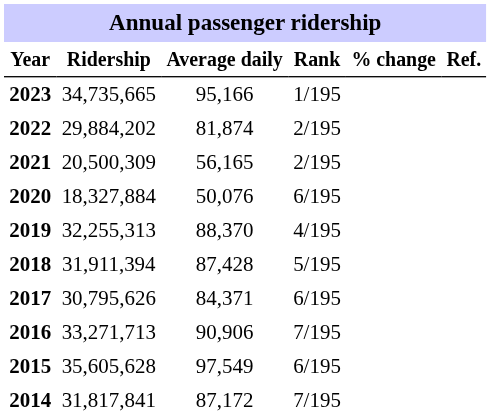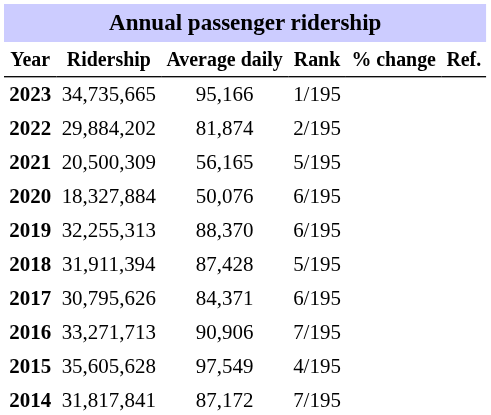(317, 162) 2/195 -> (317, 162) 5/195
(317, 230) 4/195 -> (317, 230) 6/195
(317, 366) 6/195 -> (317, 366) 4/195
